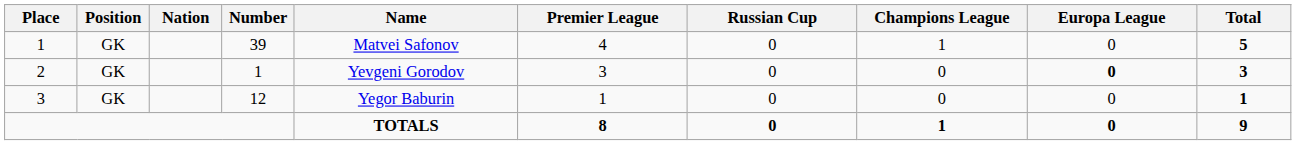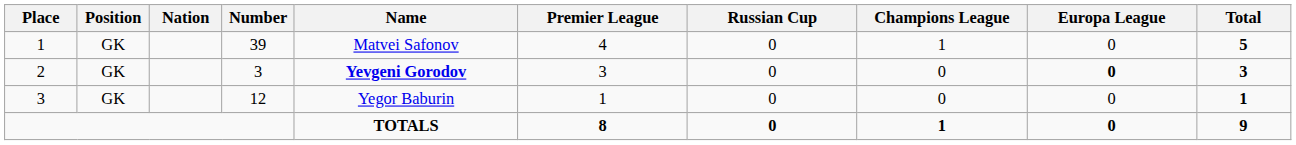(258, 72) 1 -> (258, 72) 3
(406, 72) normal -> (406, 72) bold
